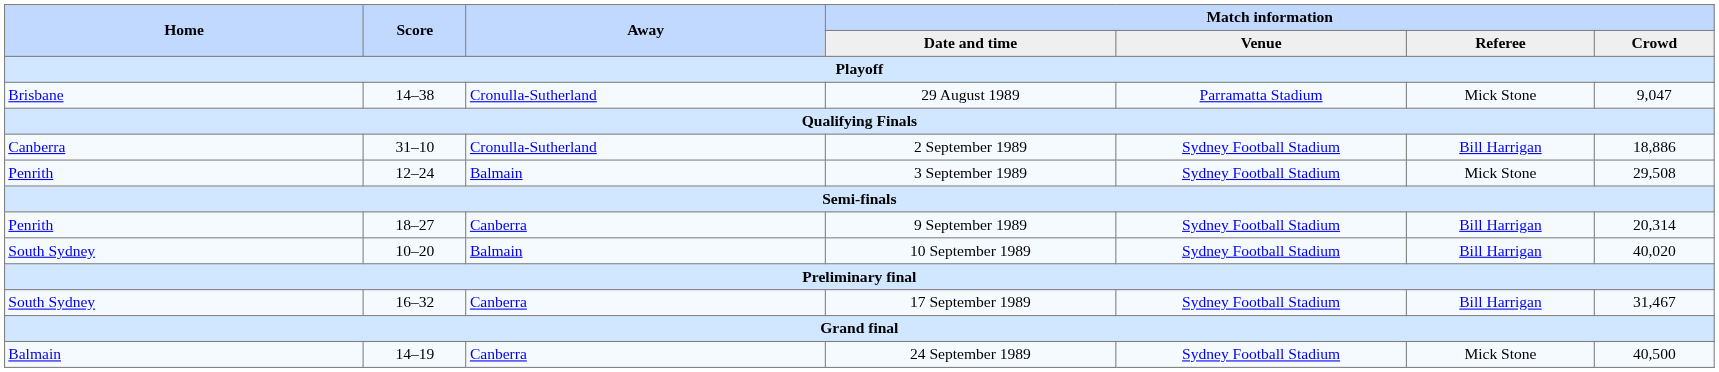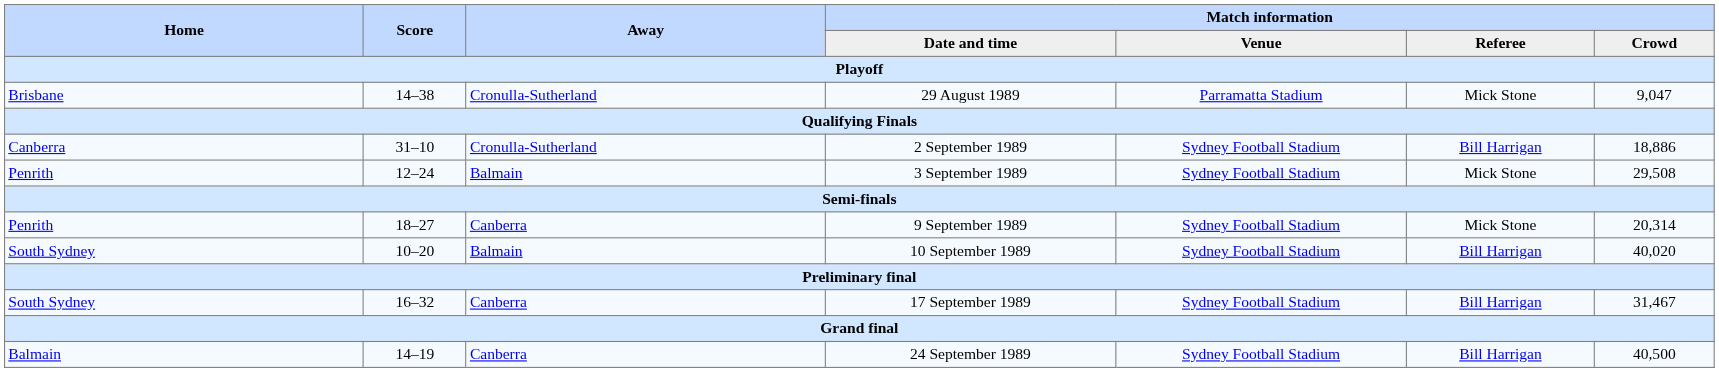(1500, 224) Bill Harrigan -> (1500, 224) Mick Stone
(1500, 354) Mick Stone -> (1500, 354) Bill Harrigan
